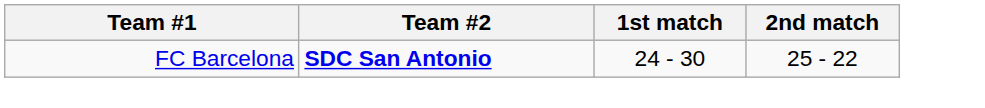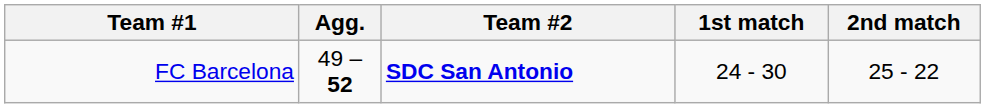+ column: (340, 22)
